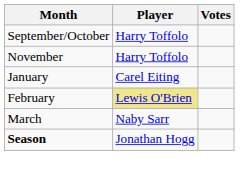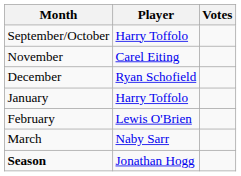(152, 56) Harry Toffolo -> (147, 56) Carel Eiting
+ row: (34, 77)
(147, 77) Carel Eiting -> (152, 98) Harry Toffolo
(154, 98) khaki background -> (154, 118) no background
